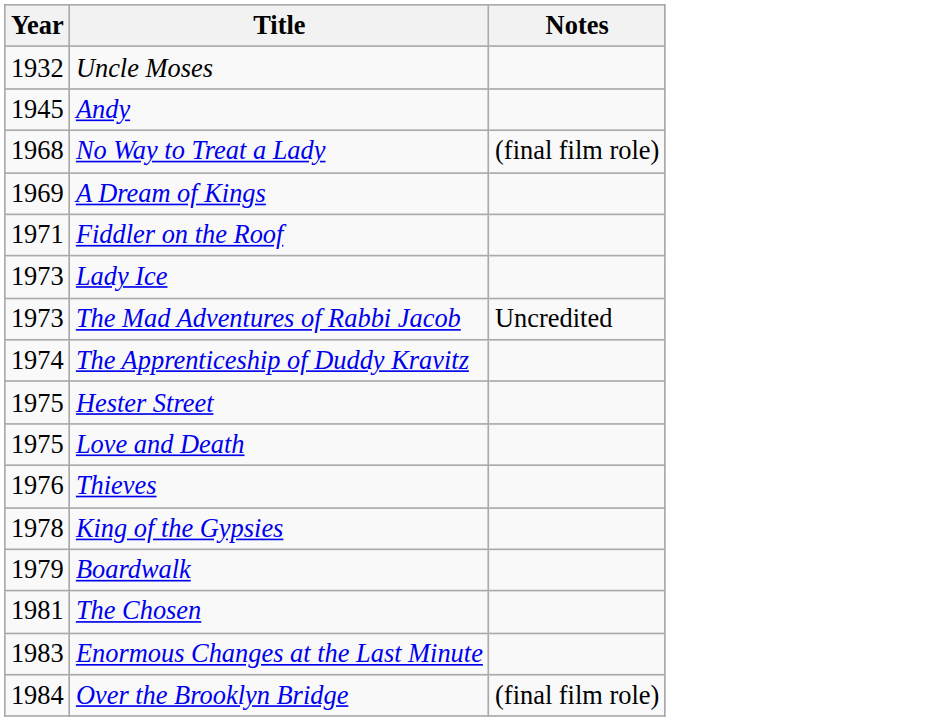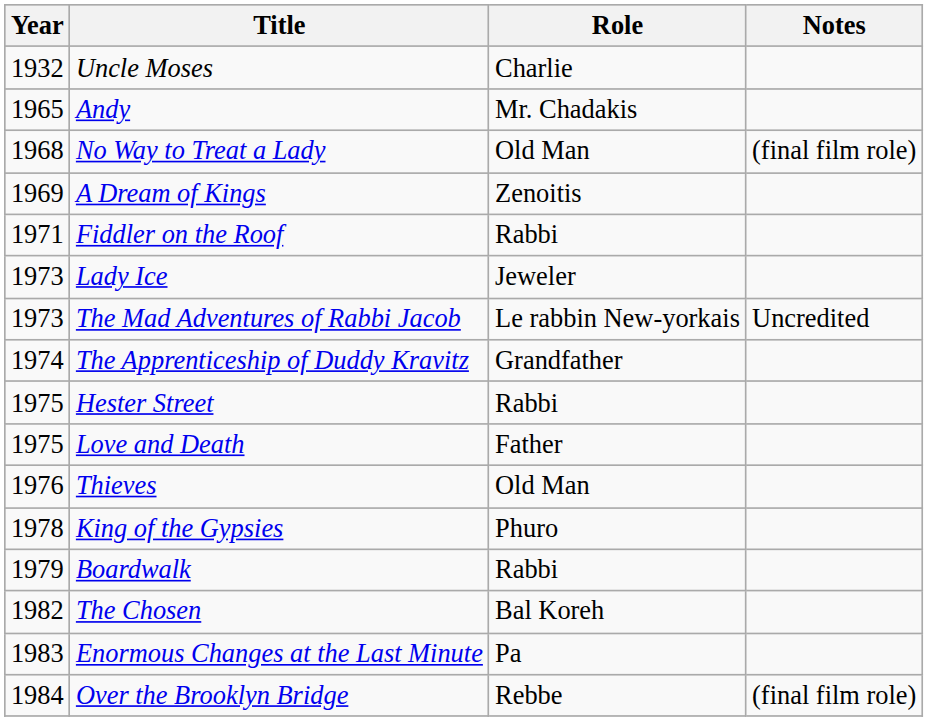+ column: (617, 25)
(37, 109) 1945 -> (37, 109) 1965
(37, 611) 1981 -> (37, 611) 1982
